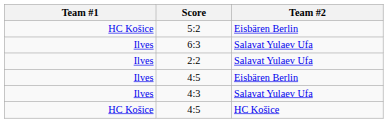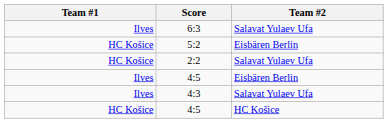rows swapped: (194, 28) <-> (194, 45)
(144, 61) Ilves -> (131, 61) HC Košice
